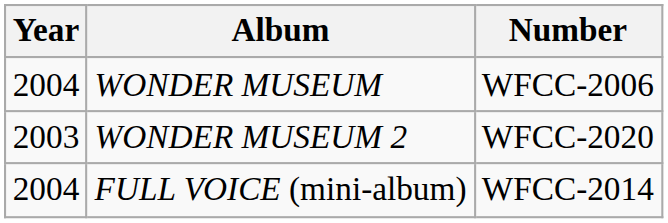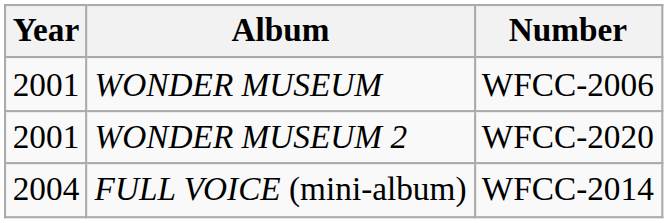(46, 83) 2004 -> (46, 83) 2001
(46, 136) 2003 -> (46, 136) 2001
